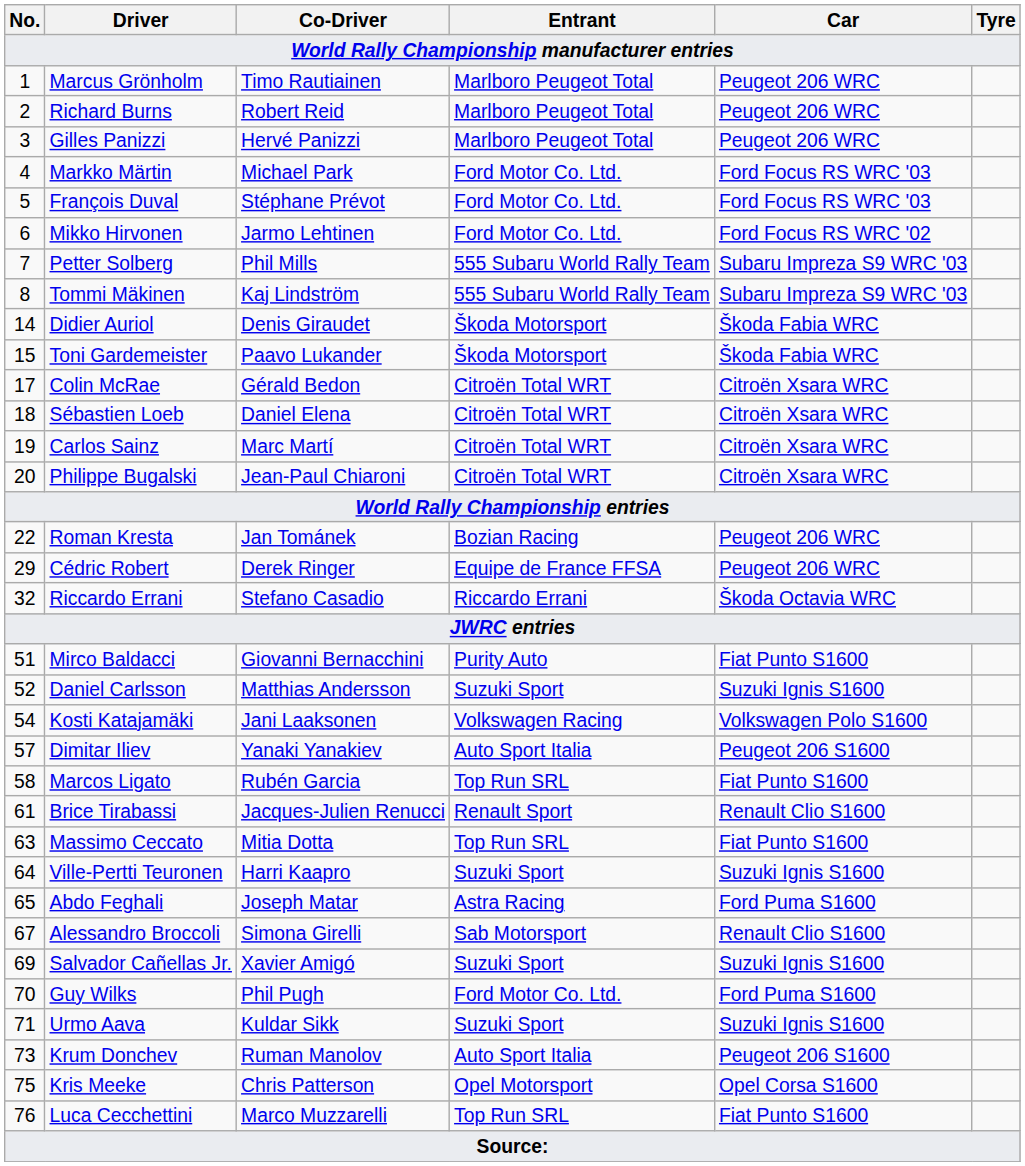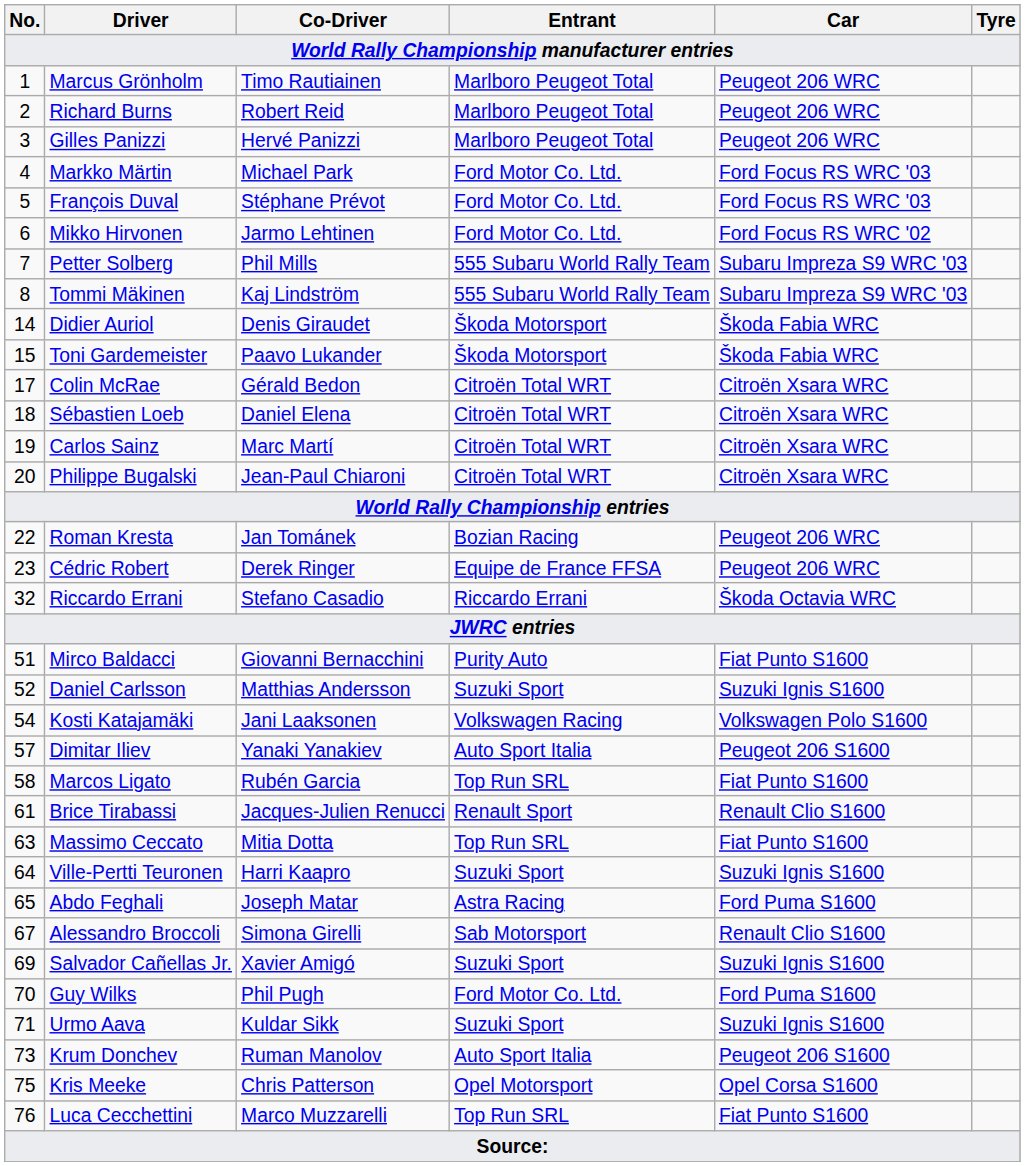(25, 567) 29 -> (25, 567) 23
